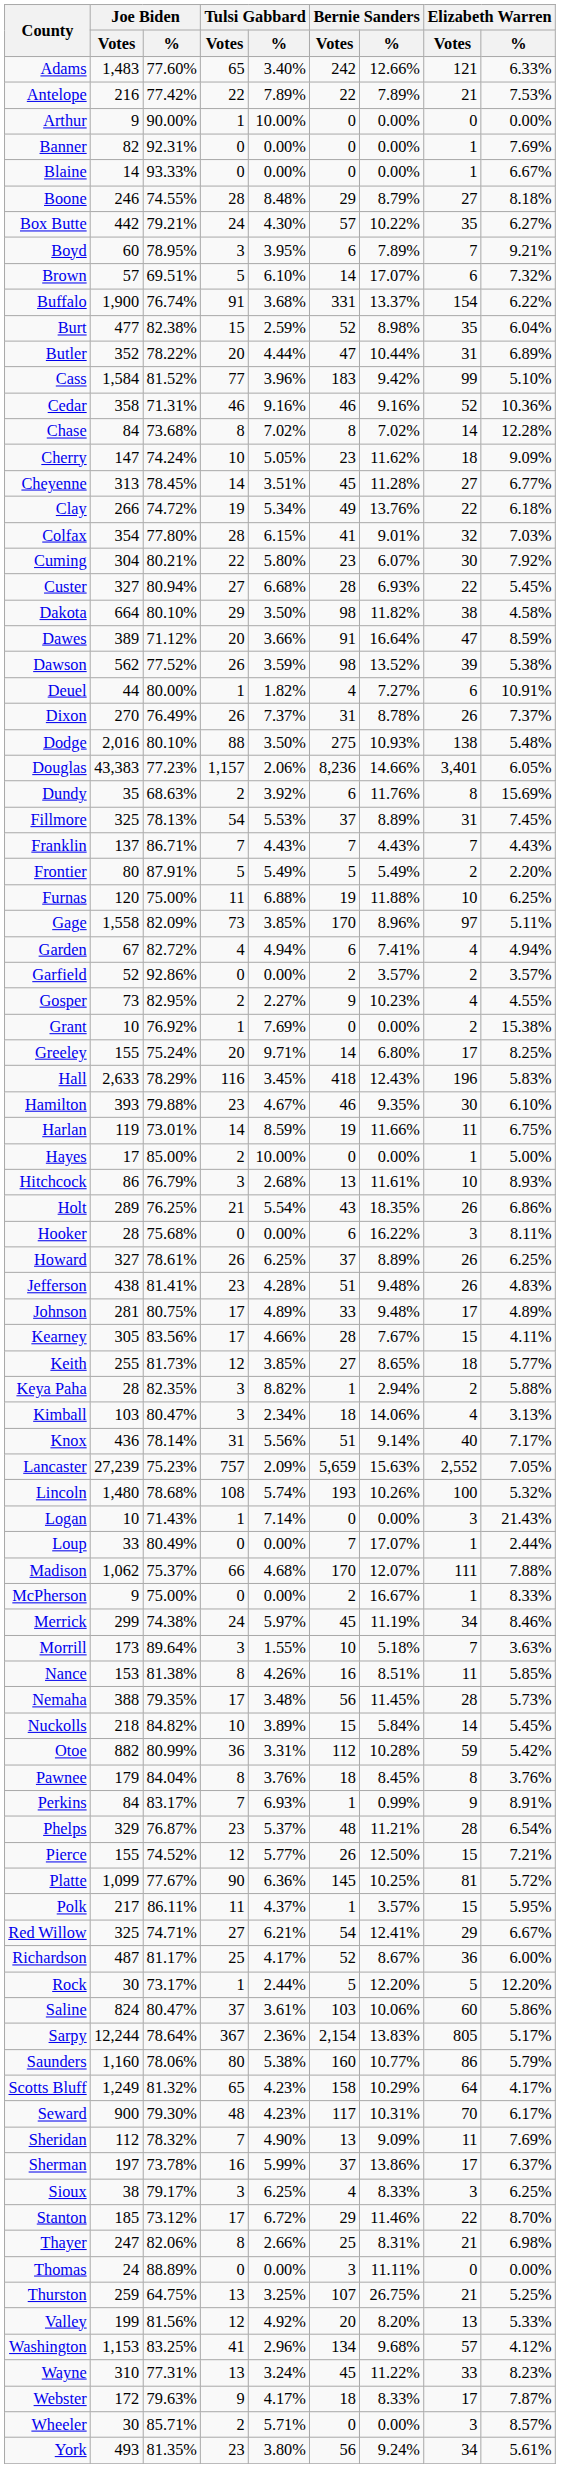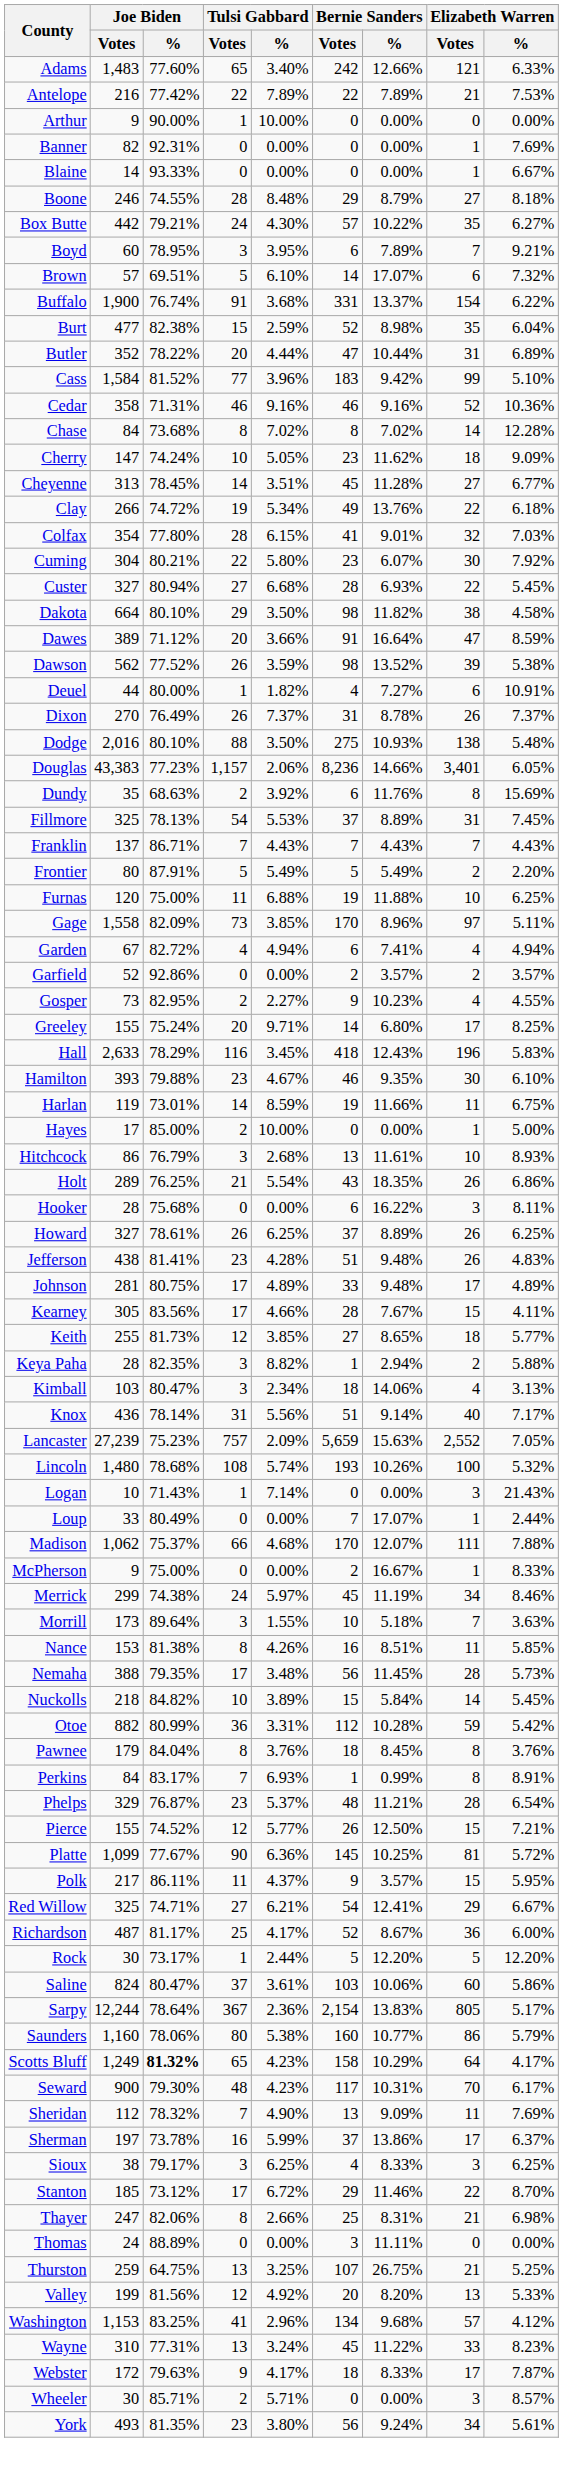- row: (68, 1026)
(473, 1803) 9 -> (476, 1777) 8
(352, 1906) 1 -> (354, 1880) 9
(172, 2088) normal -> (173, 2062) bold
